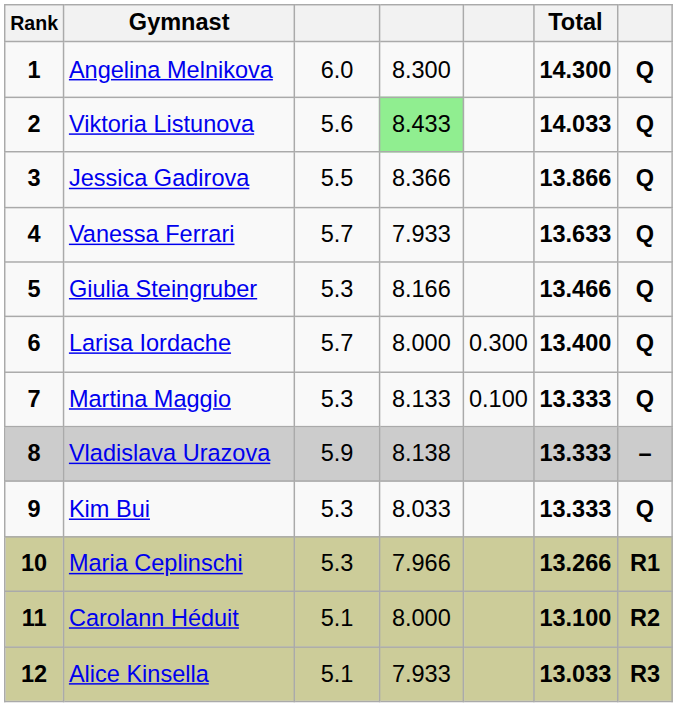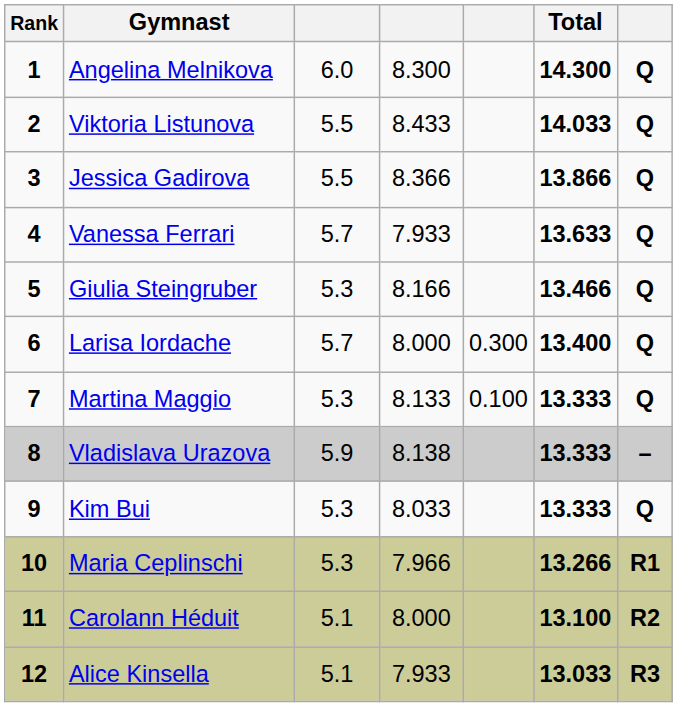(337, 124) 5.6 -> (337, 124) 5.5
(421, 124) lightgreen background -> (421, 124) no background
